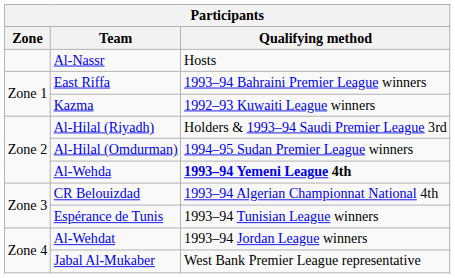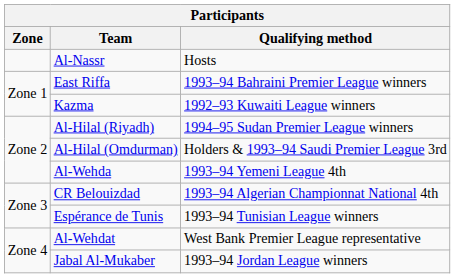(315, 127) Holders & 1993–94 Saudi Premier League 3rd -> (299, 127) 1994–95 Sudan Premier League winners
(299, 149) 1994–95 Sudan Premier League winners -> (315, 149) Holders & 1993–94 Saudi Premier League 3rd
(268, 171) bold -> (265, 171) normal
(276, 238) 1993–94 Jordan League winners -> (302, 238) West Bank Premier League representative
(302, 261) West Bank Premier League representative -> (276, 261) 1993–94 Jordan League winners
